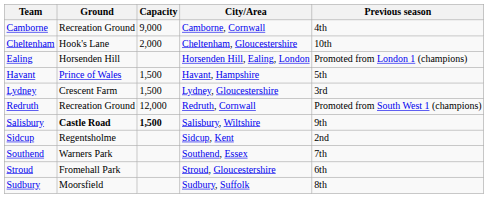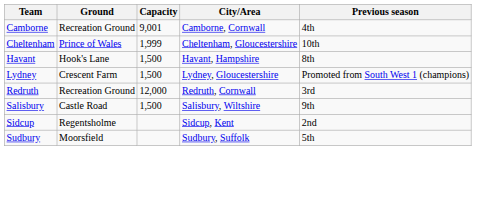(151, 28) 9,000 -> (151, 28) 9,001
(84, 43) Hook's Lane -> (90, 43) Prince of Wales
(151, 43) 2,000 -> (151, 43) 1,999
- row: (20, 59)
(90, 75) Prince of Wales -> (84, 59) Hook's Lane
(321, 75) 5th -> (308, 59) 8th
(321, 91) 3rd -> (385, 75) Promoted from South West 1 (champions)
(398, 106) Promoted from South West 1 (champions) -> (308, 91) 3rd
(85, 122) bold -> (83, 106) normal
(151, 122) bold -> (151, 106) normal
- row: (25, 153)
- row: (20, 169)
(321, 185) 8th -> (308, 138) 5th
